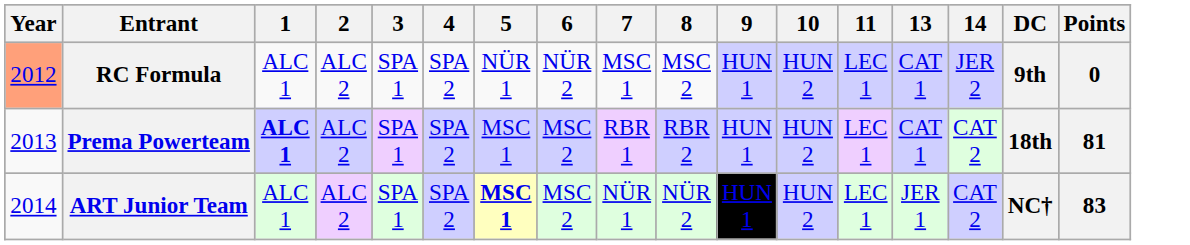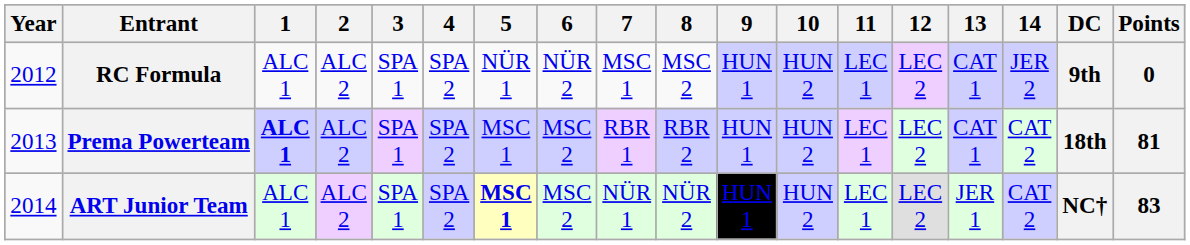+ column: (920, 23)
(33, 74) lightsalmon background -> (33, 74) no background
